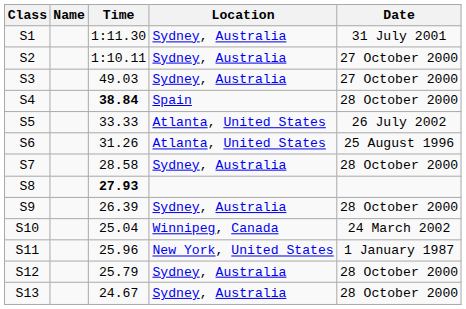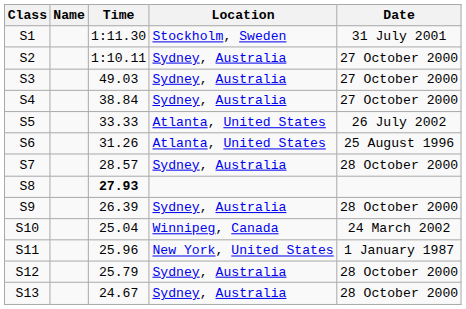(219, 37) Sydney, Australia -> (219, 37) Stockholm, Sweden
(119, 101) bold -> (119, 101) normal
(172, 101) Spain -> (219, 101) Sydney, Australia
(399, 101) 28 October 2000 -> (399, 101) 27 October 2000
(119, 165) 28.58 -> (119, 165) 28.57
